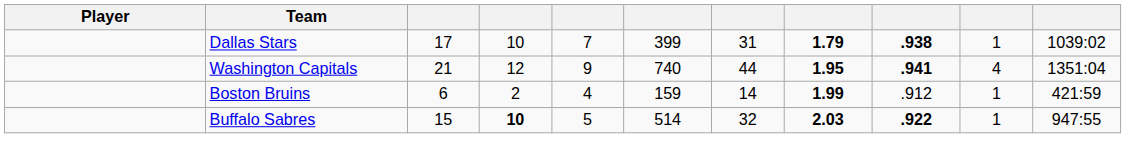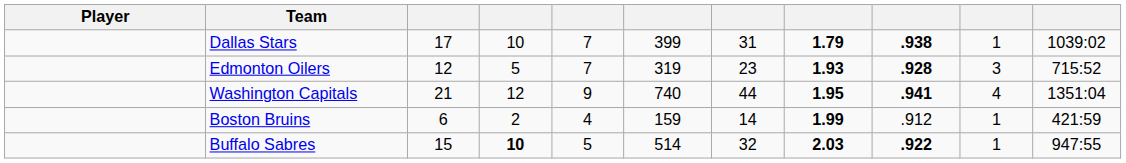+ row: (270, 68)
